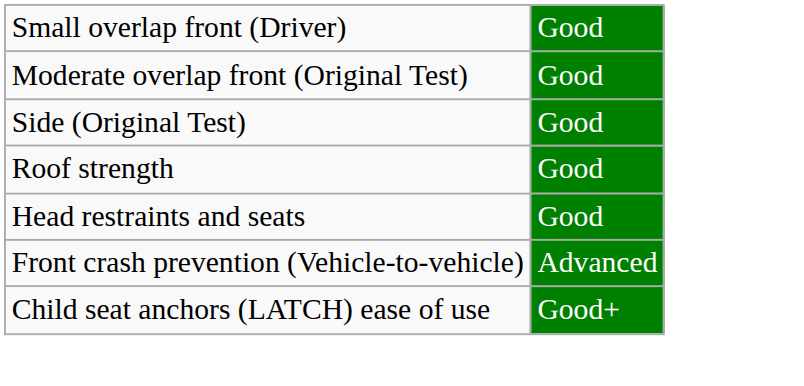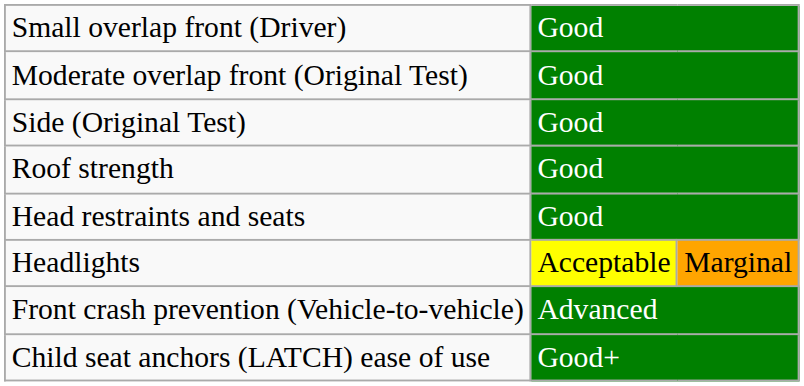+ row: (76, 262)
